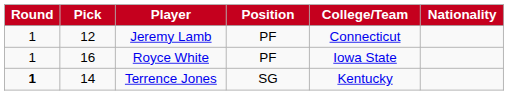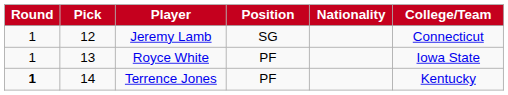columns swapped: (462, 15) <-> (365, 15)
(268, 36) PF -> (268, 36) SG
(88, 57) 16 -> (88, 57) 13
(268, 79) SG -> (268, 79) PF
